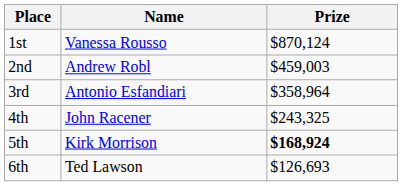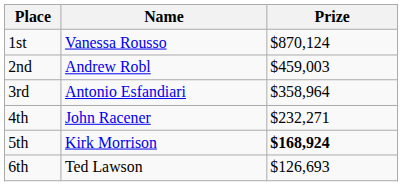(300, 117) $243,325 -> (300, 117) $232,271
